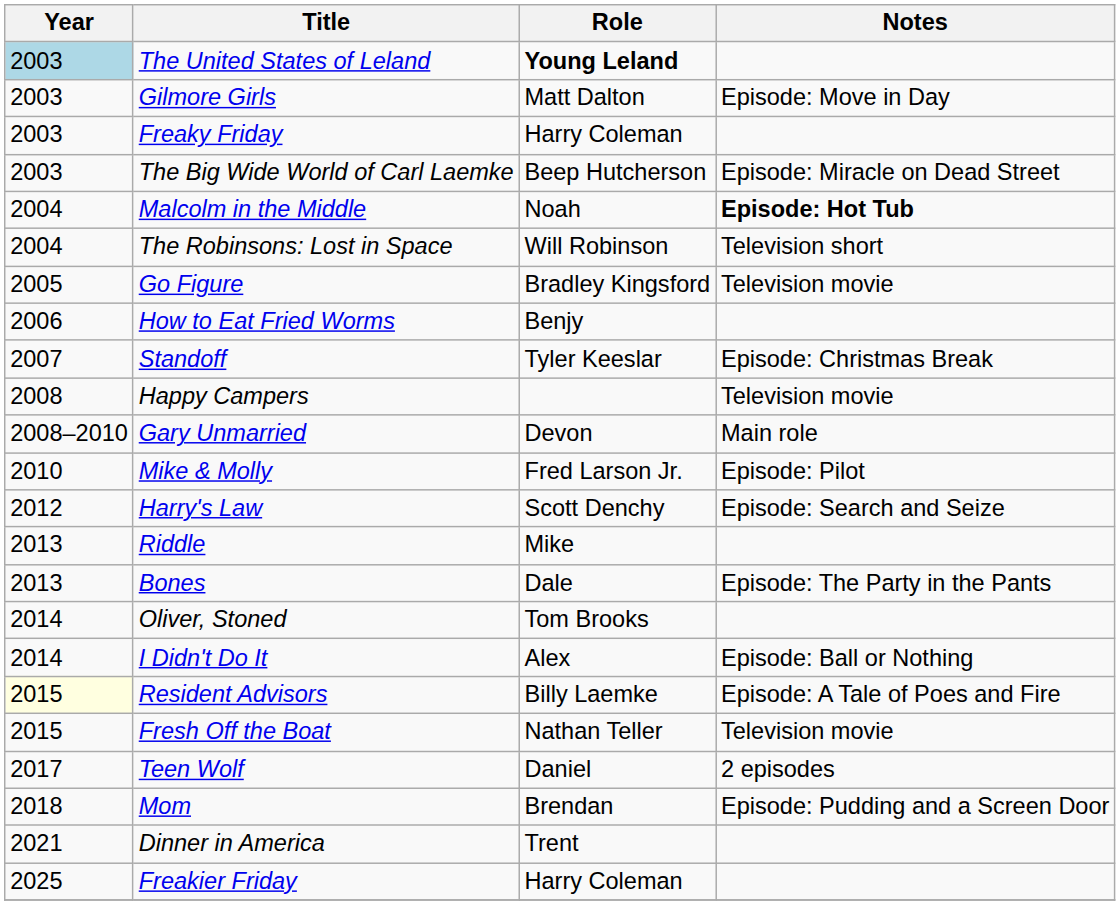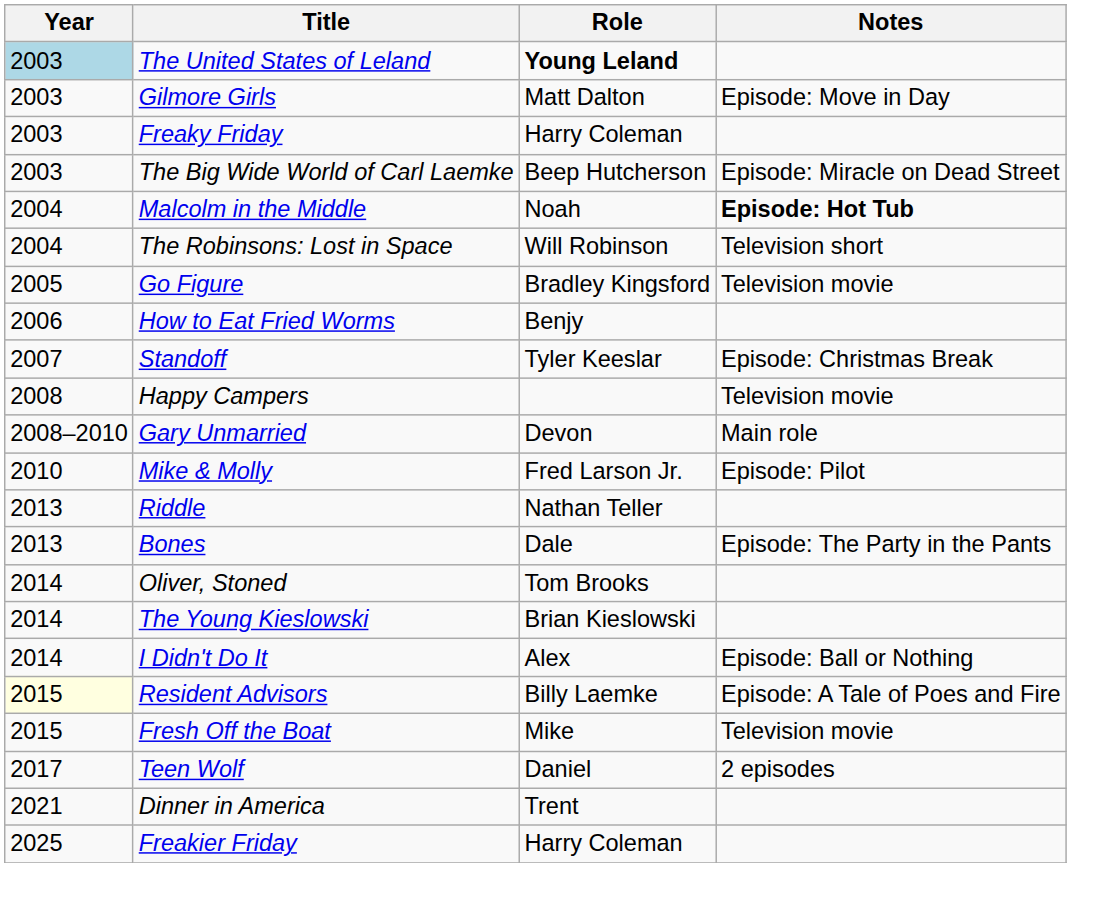- row: (200, 508)
(549, 545) Mike -> (594, 508) Nathan Teller
+ row: (254, 619)
(594, 731) Nathan Teller -> (549, 731) Mike
- row: (165, 806)
